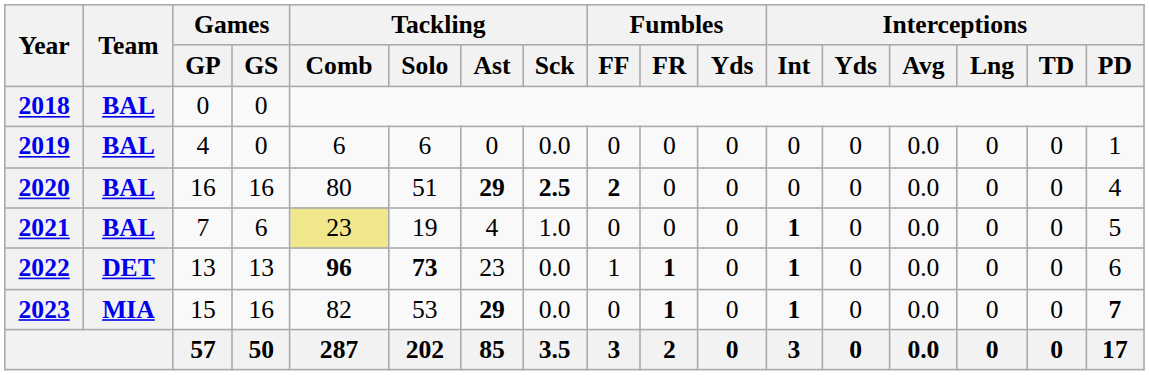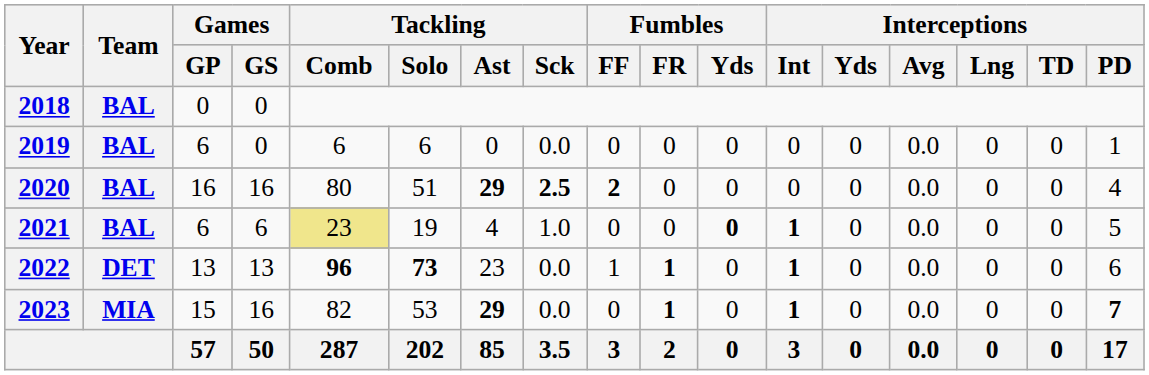(203, 146) 4 -> (203, 146) 6
(203, 227) 7 -> (203, 227) 6
(732, 227) normal -> (732, 227) bold
